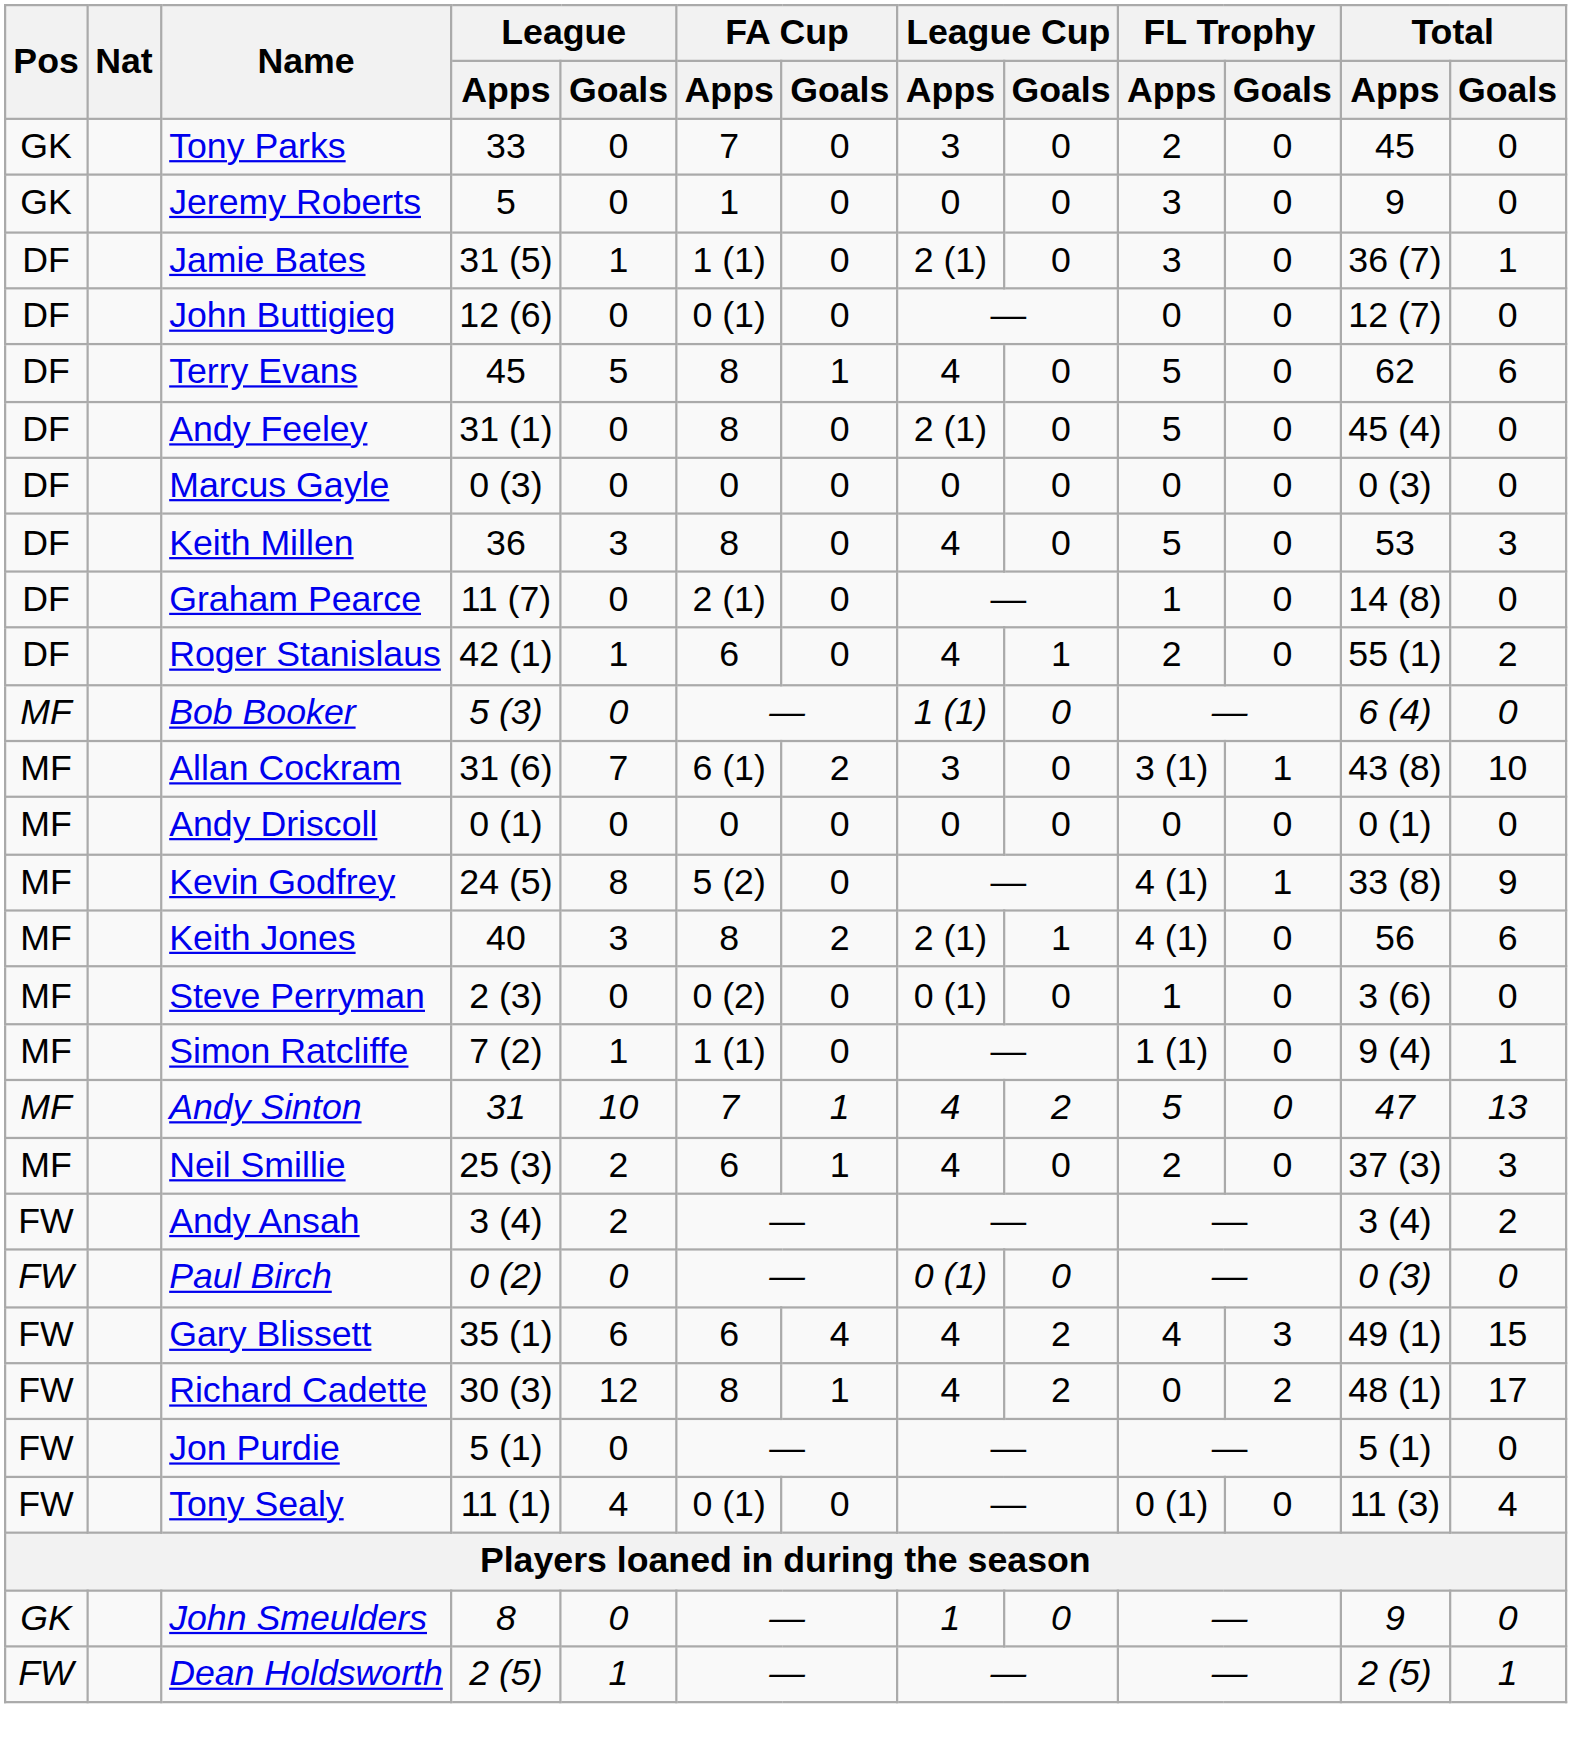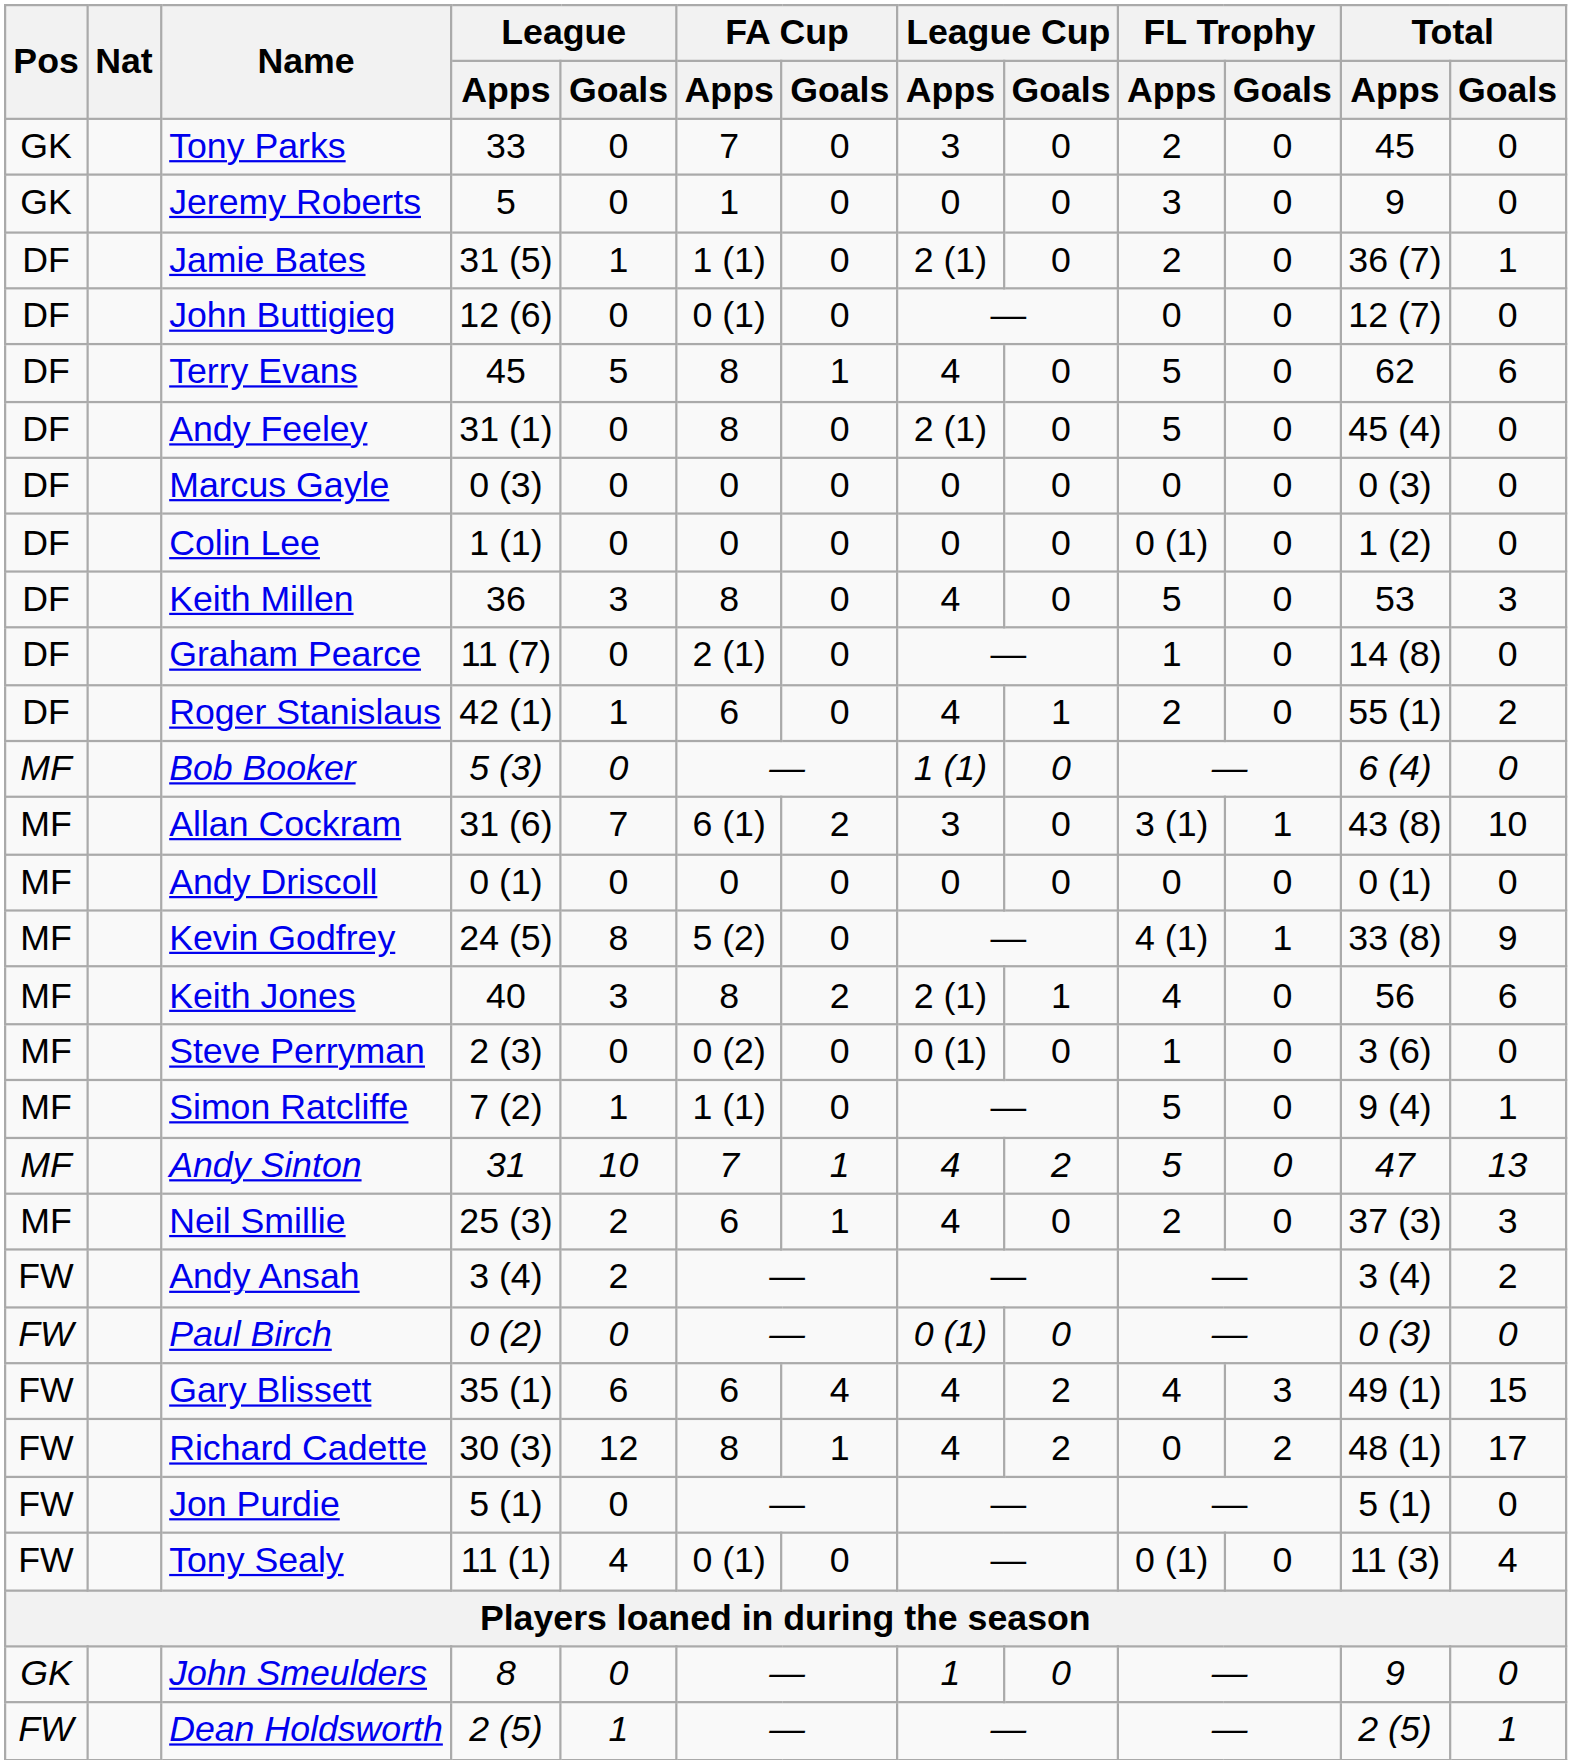(1172, 259) 3 -> (1172, 259) 2
+ row: (245, 542)
(1172, 938) 4 (1) -> (1172, 994) 4
(1172, 1051) 1 (1) -> (1172, 1107) 5
